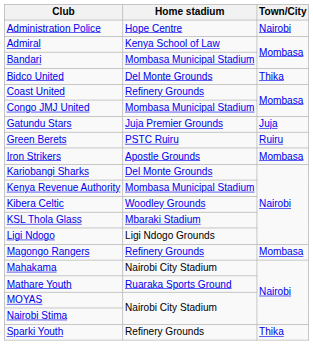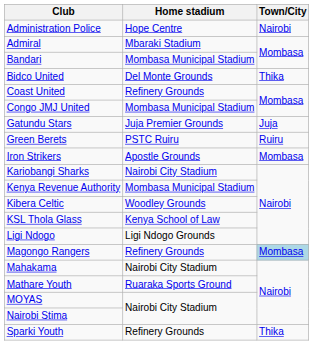(172, 44) Kenya School of Law -> (163, 44) Mbaraki Stadium
(169, 172) Del Monte Grounds -> (171, 172) Nairobi City Stadium
(163, 220) Mbaraki Stadium -> (172, 220) Kenya School of Law
(281, 252) no background -> (281, 252) lightblue background
